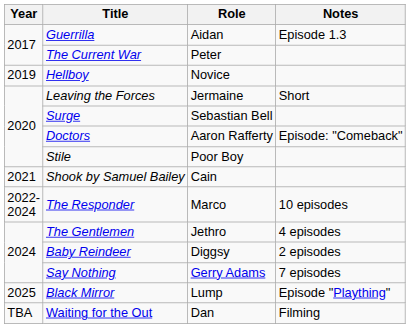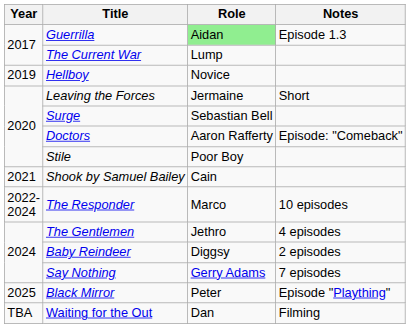(207, 34) no background -> (207, 34) lightgreen background
(206, 55) Peter -> (207, 55) Lump
(207, 292) Lump -> (206, 292) Peter
